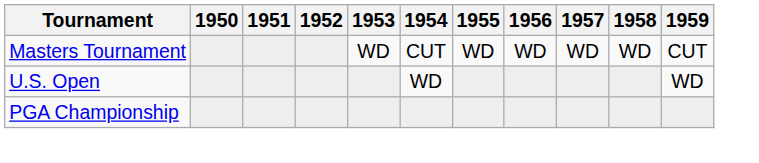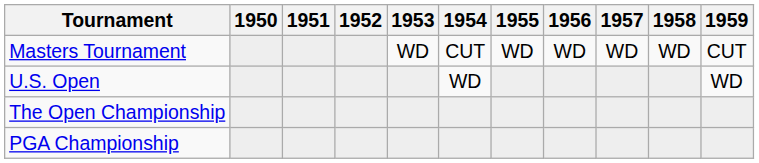+ row: (117, 113)
